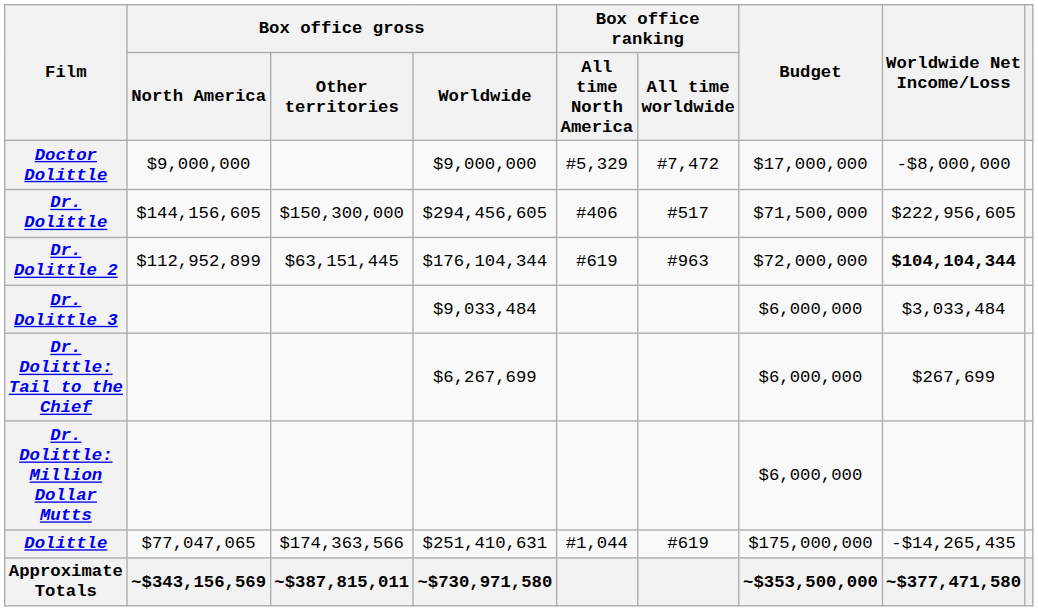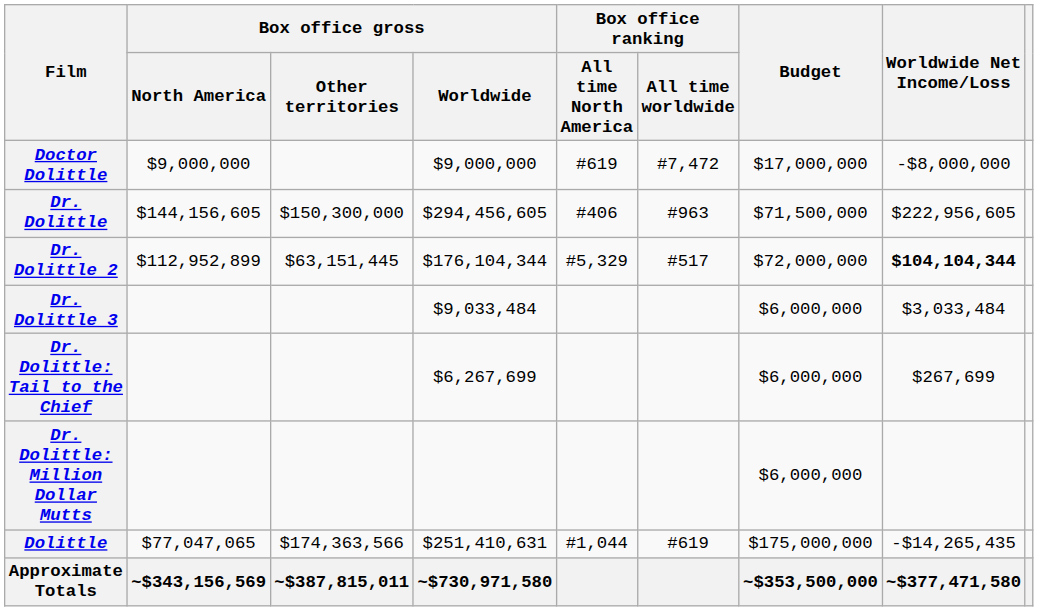(597, 165) #5,329 -> (597, 165) #619
(688, 213) #517 -> (688, 213) #963
(597, 261) #619 -> (597, 261) #5,329
(688, 261) #963 -> (688, 261) #517
